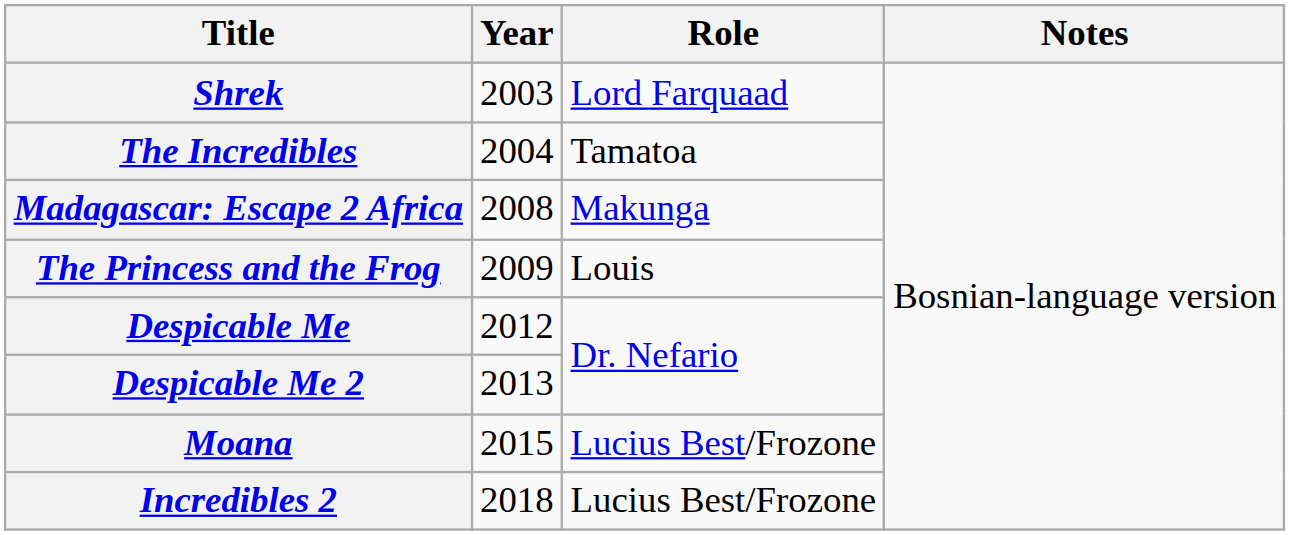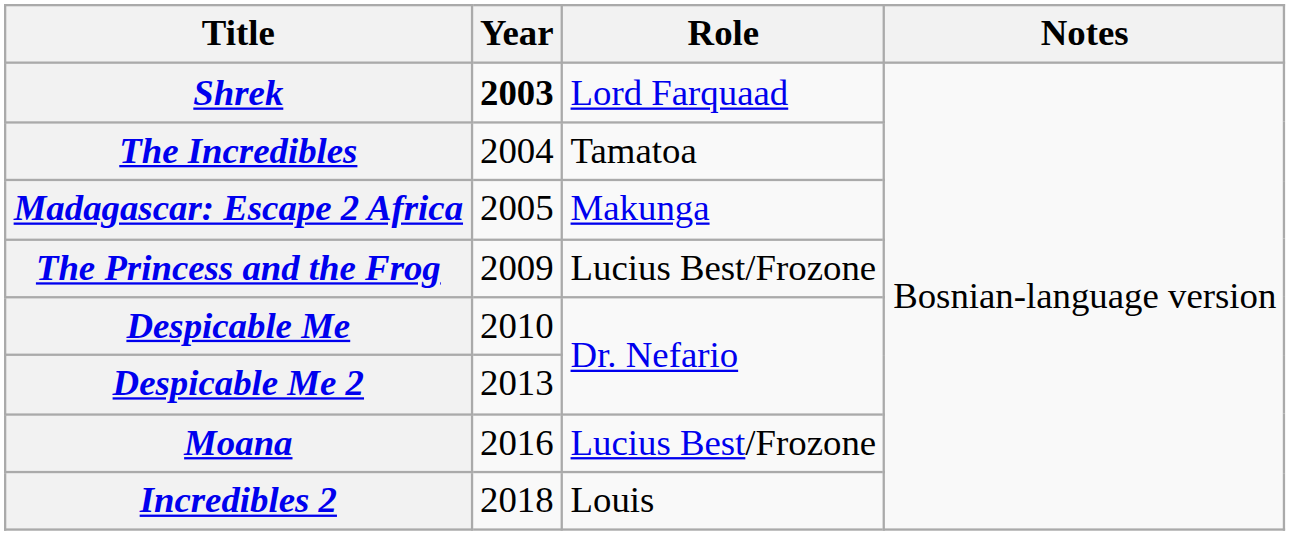(517, 92) normal -> (517, 92) bold
(517, 208) 2008 -> (517, 208) 2005
(612, 267) Louis -> (723, 267) Lucius Best/Frozone
(517, 325) 2012 -> (517, 325) 2010
(517, 442) 2015 -> (517, 442) 2016
(723, 500) Lucius Best/Frozone -> (612, 500) Louis
